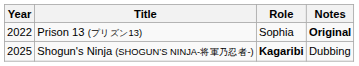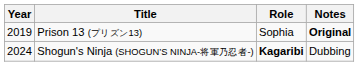(20, 32) 2022 -> (20, 32) 2019
(20, 51) 2025 -> (20, 51) 2024
